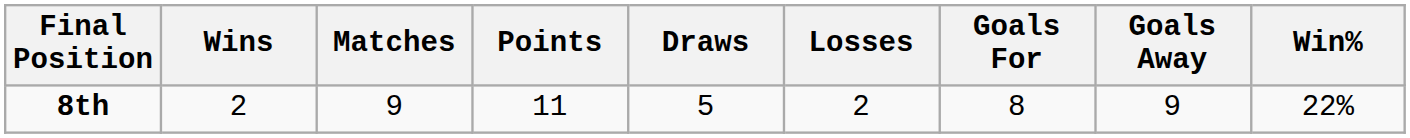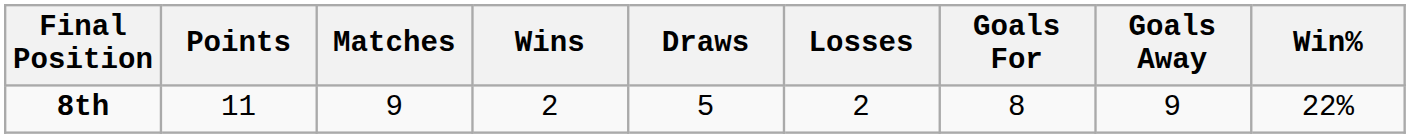columns swapped: (550, 46) <-> (239, 46)
